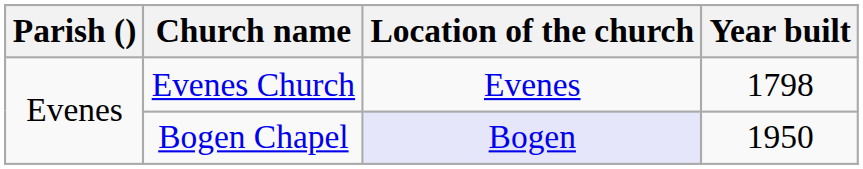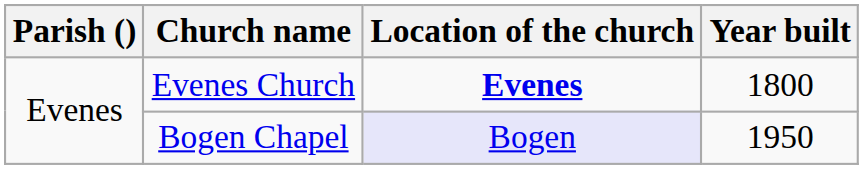(532, 84) normal -> (532, 84) bold
(780, 84) 1798 -> (780, 84) 1800
